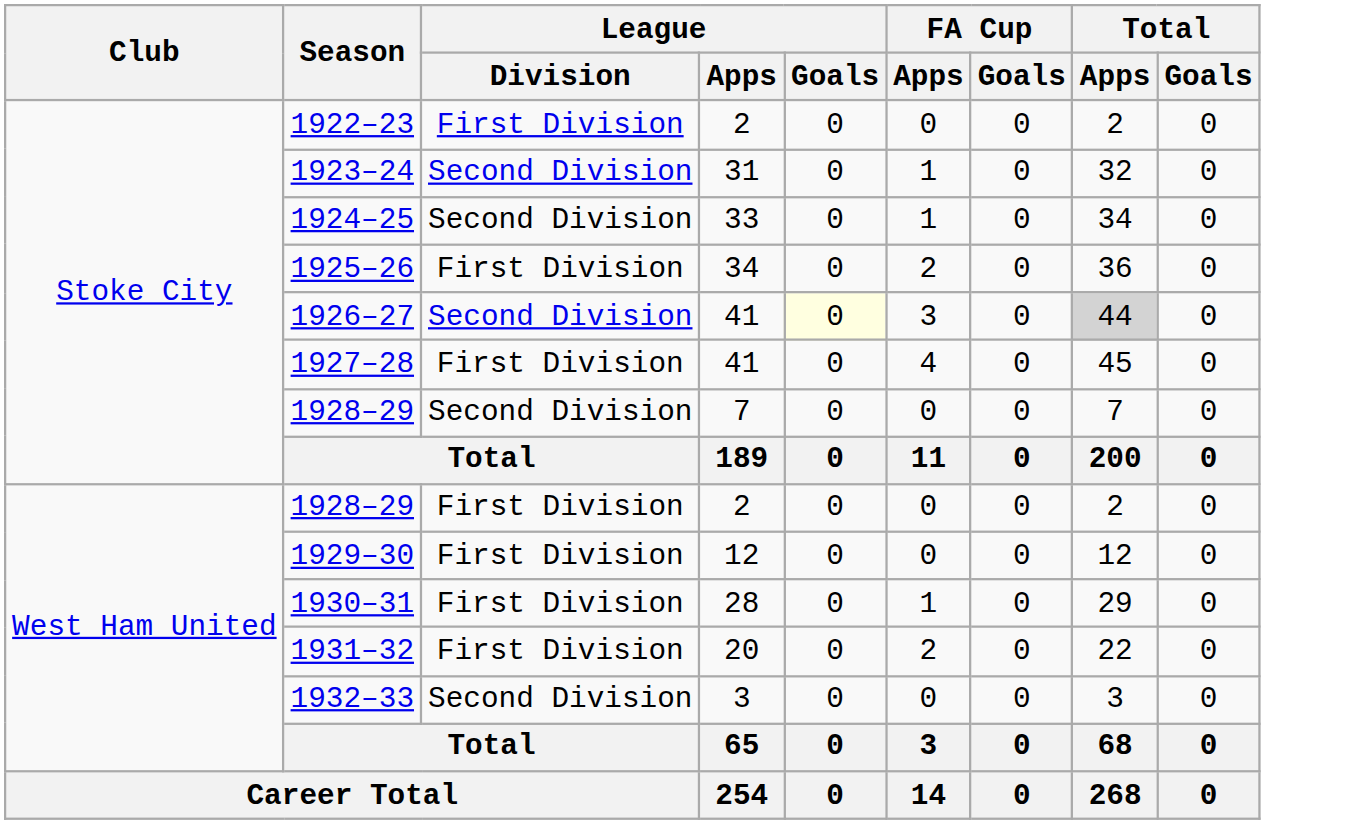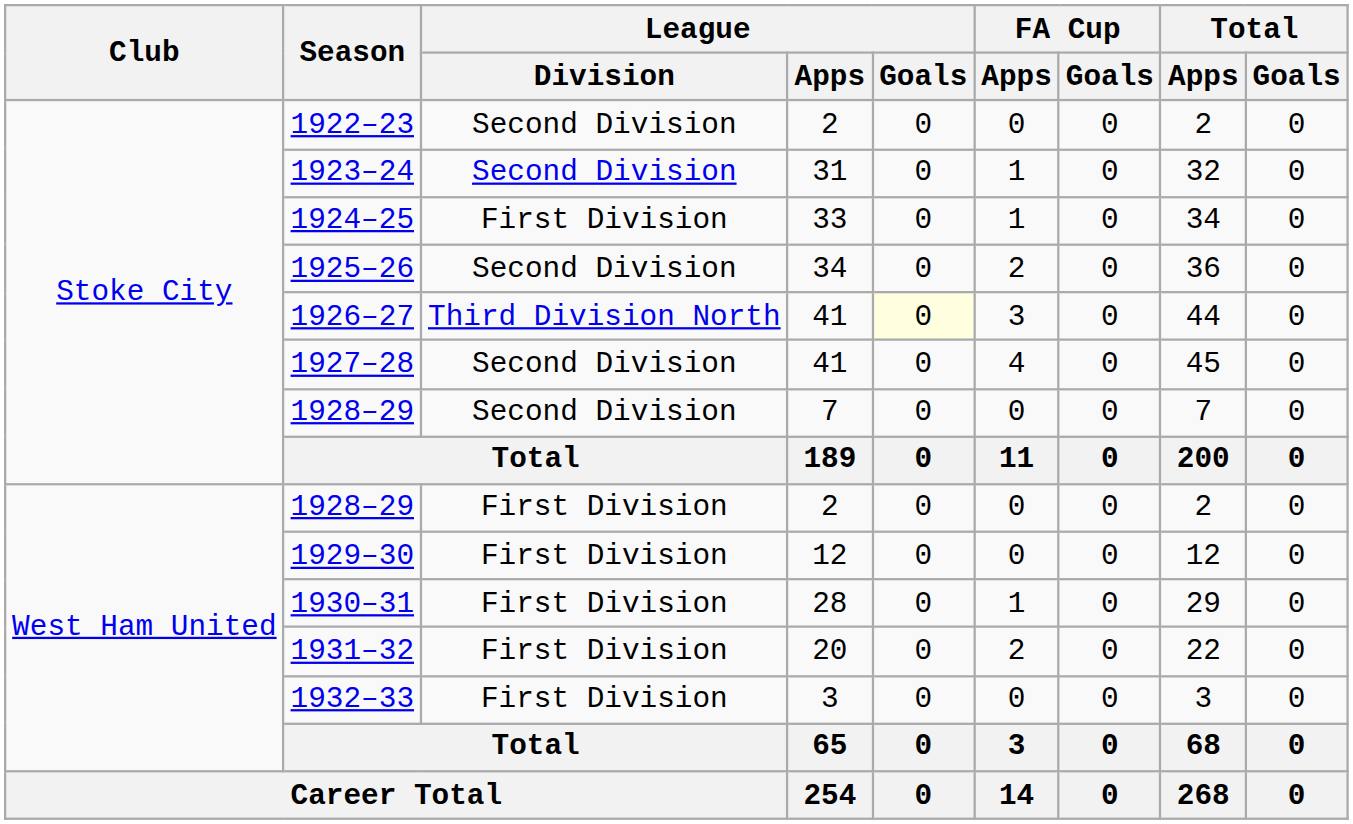(560, 125) First Division -> (604, 125) Second Division
(560, 221) Second Division -> (604, 221) First Division
(560, 268) First Division -> (604, 268) Second Division
(560, 316) Second Division -> (604, 316) Third Division North
(1115, 316) lightgrey background -> (1203, 316) no background
(560, 364) First Division -> (604, 364) Second Division
(560, 699) Second Division -> (604, 699) First Division
